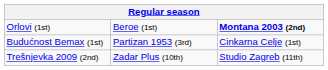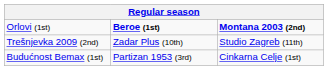(135, 27) normal -> (136, 27) bold
rows swapped: (52, 57) <-> (55, 42)
